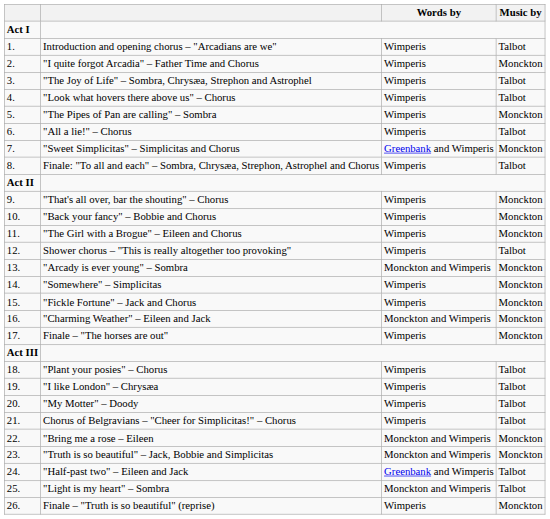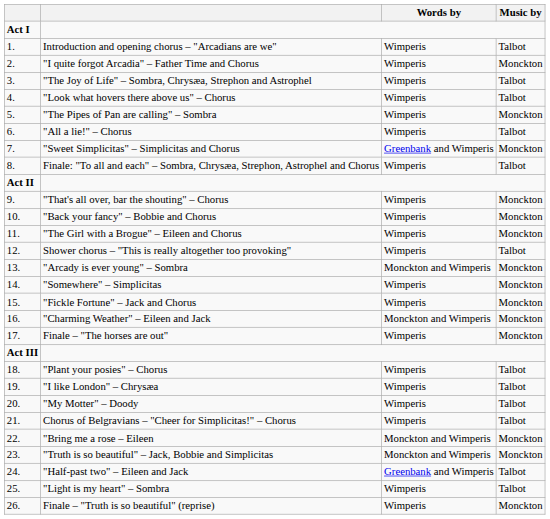(437, 489) Monckton and Wimperis -> (405, 489) Wimperis
